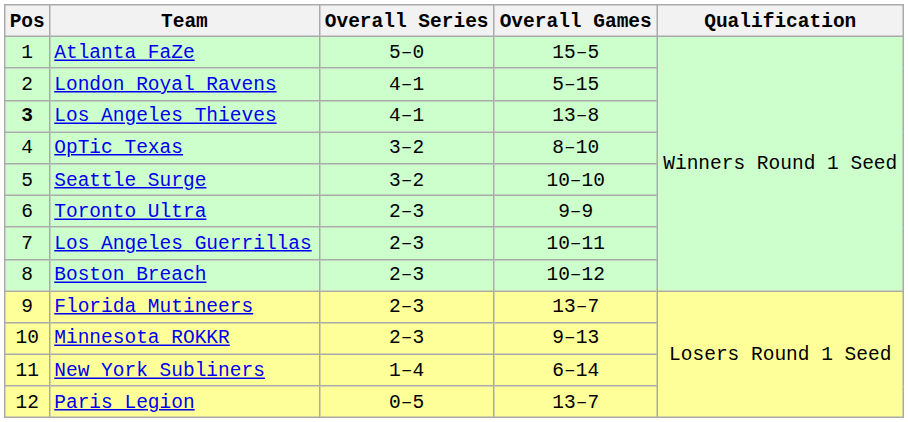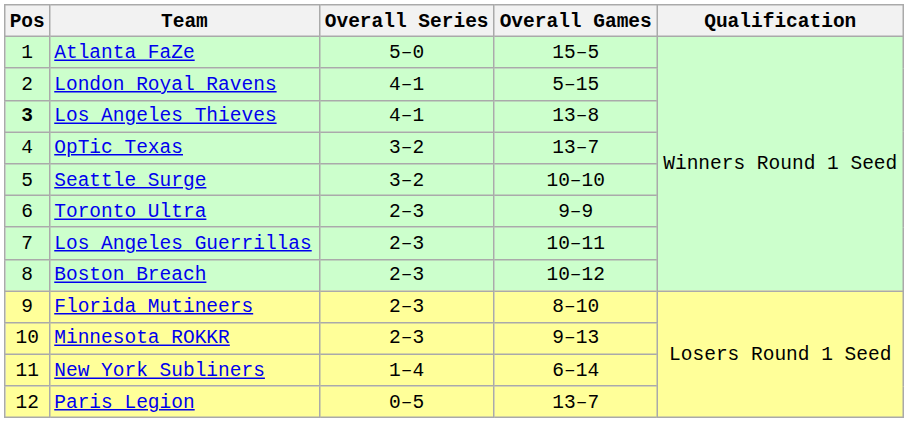(576, 148) 8–10 -> (576, 148) 13–7
(576, 307) 13–7 -> (576, 307) 8–10
